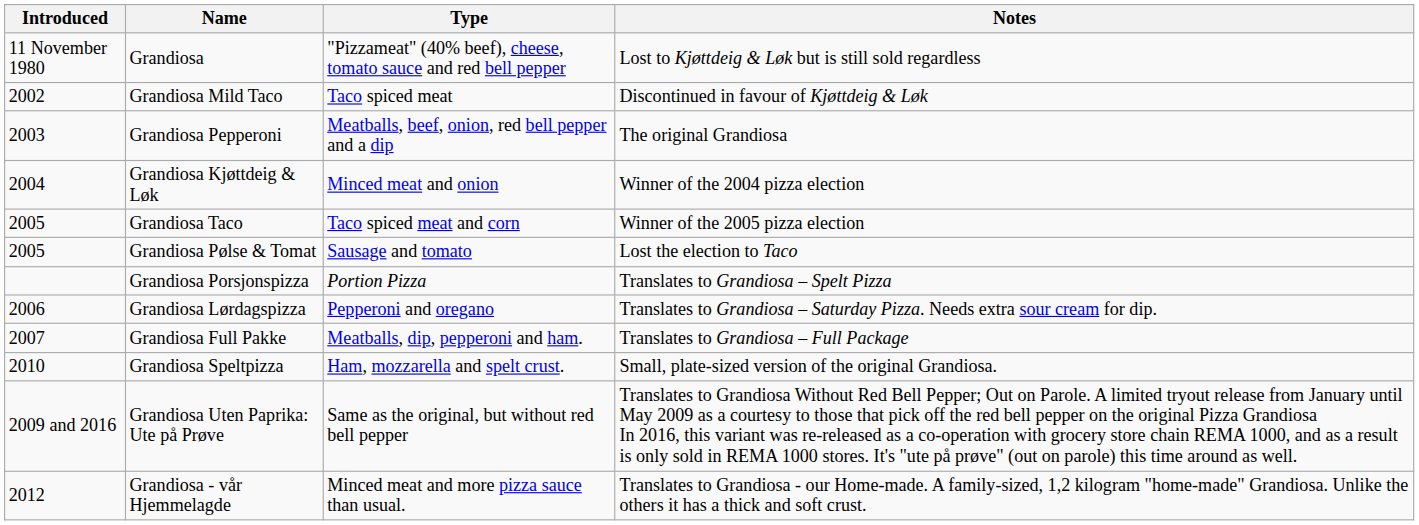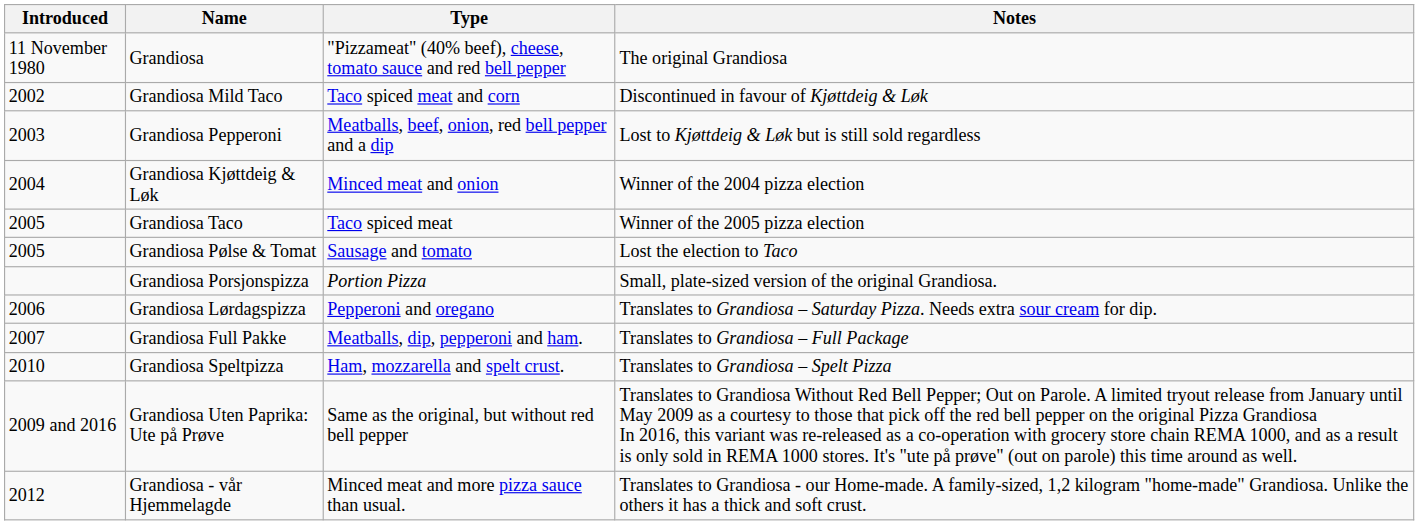(800, 57) Lost to Kjøttdeig & Løk but is still sold regardless -> (703, 57) The original Grandiosa
(390, 96) Taco spiced meat -> (424, 96) Taco spiced meat and corn
(703, 135) The original Grandiosa -> (800, 135) Lost to Kjøttdeig & Løk but is still sold regardless
(424, 223) Taco spiced meat and corn -> (390, 223) Taco spiced meat
(756, 280) Translates to Grandiosa – Spelt Pizza -> (808, 280) Small, plate-sized version of the original Grandiosa.
(808, 366) Small, plate-sized version of the original Grandiosa. -> (756, 366) Translates to Grandiosa – Spelt Pizza
